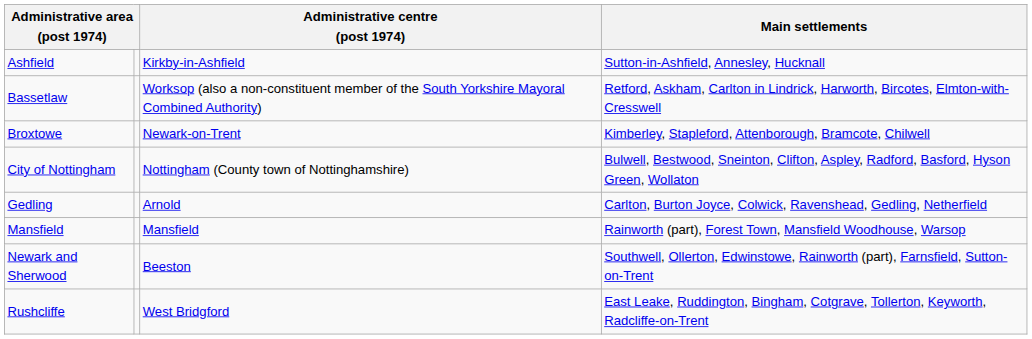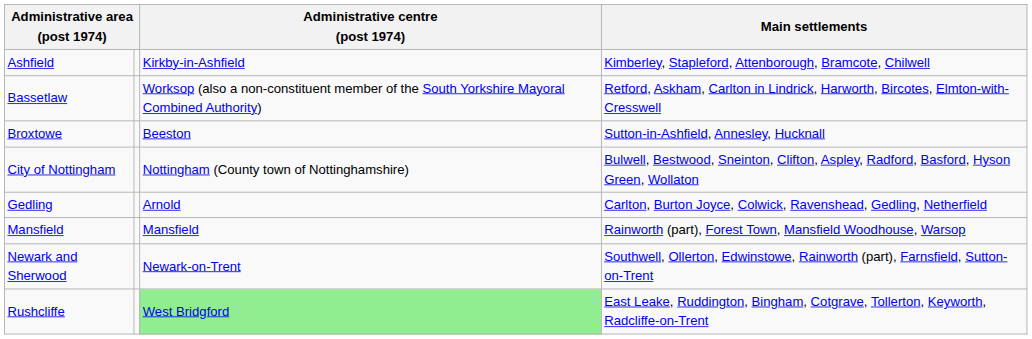(715, 62) Sutton-in-Ashfield, Annesley, Hucknall -> (767, 62) Kimberley, Stapleford, Attenborough, Bramcote, Chilwell
(192, 133) Newark-on-Trent -> (167, 133) Beeston
(767, 133) Kimberley, Stapleford, Attenborough, Bramcote, Chilwell -> (715, 133) Sutton-in-Ashfield, Annesley, Hucknall
(167, 266) Beeston -> (192, 266) Newark-on-Trent
(186, 311) no background -> (186, 311) lightgreen background
